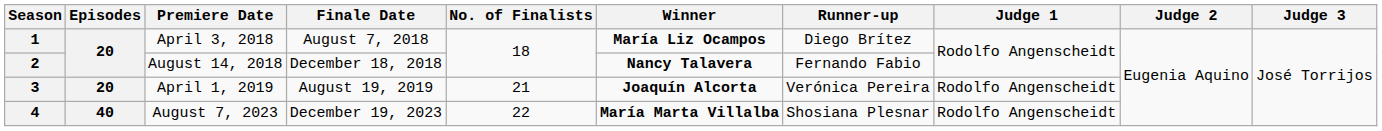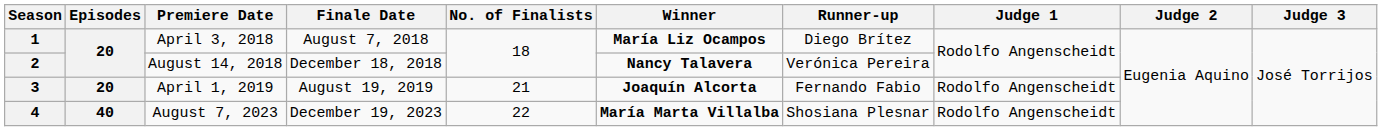(858, 65) Fernando Fabio -> (858, 65) Verónica Pereira
(858, 89) Verónica Pereira -> (858, 89) Fernando Fabio
